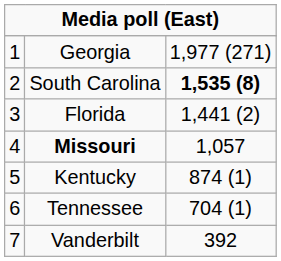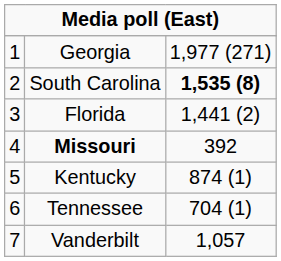(221, 146) 1,057 -> (221, 146) 392
(221, 240) 392 -> (221, 240) 1,057
